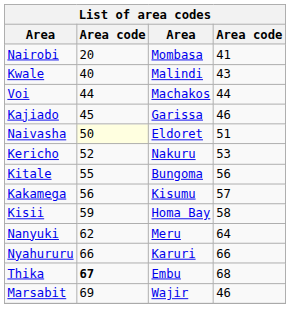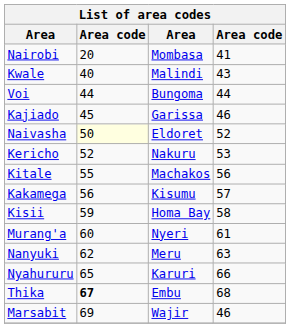(181, 94) Machakos -> (177, 94) Bungoma
(224, 134) 51 -> (224, 134) 52
(177, 174) Bungoma -> (181, 174) Machakos
+ row: (37, 234)
(224, 234) 64 -> (224, 253) 63
(87, 253) 66 -> (87, 273) 65
